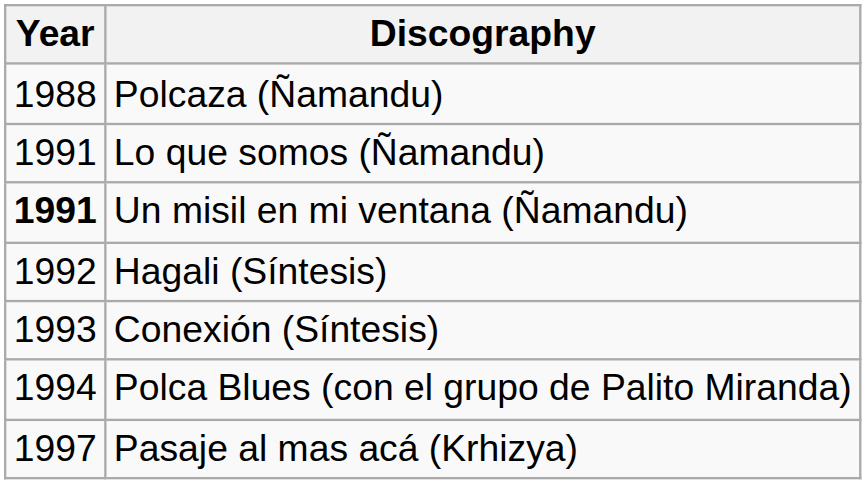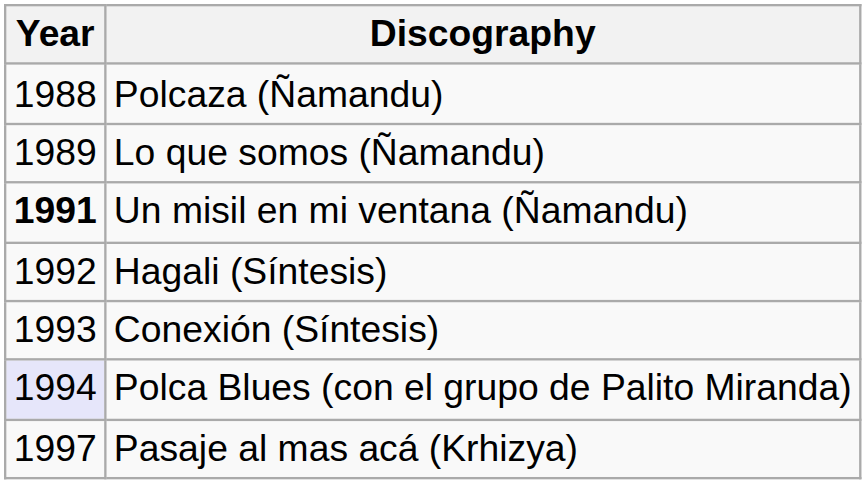(55, 152) 1991 -> (55, 152) 1989
(55, 388) no background -> (55, 388) lavender background
